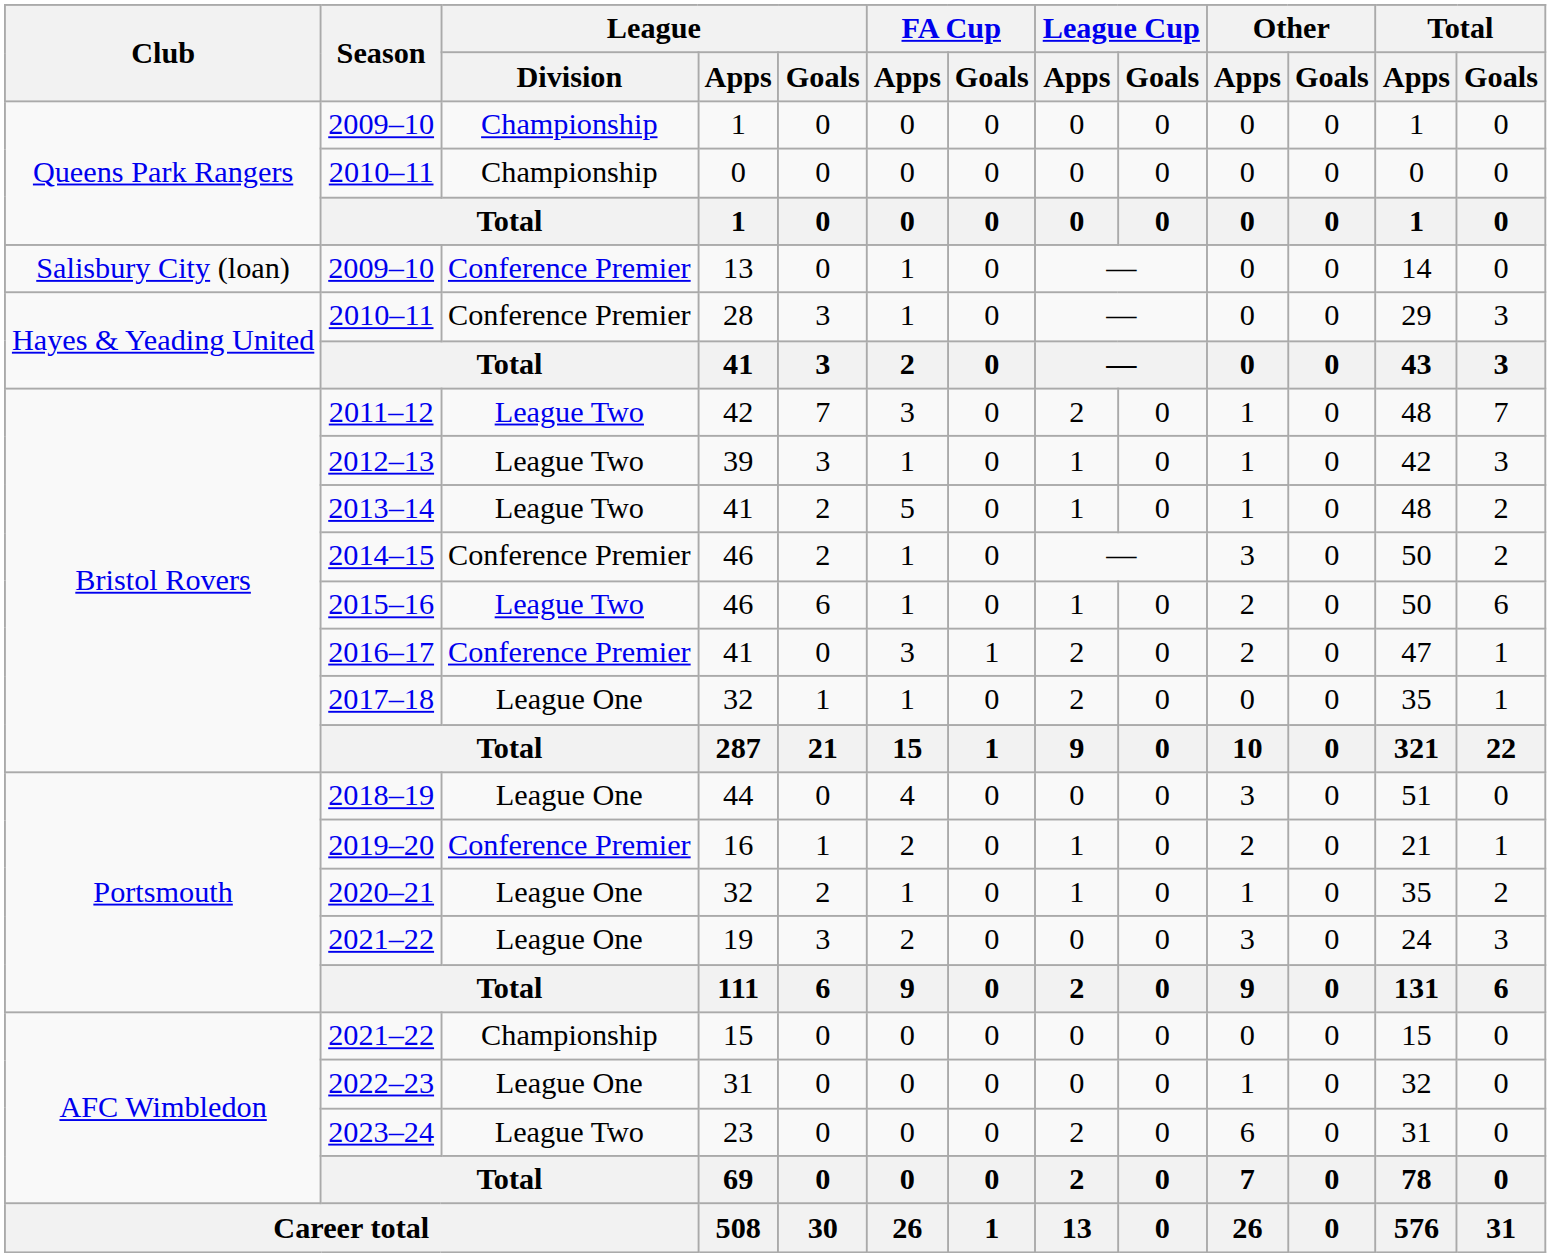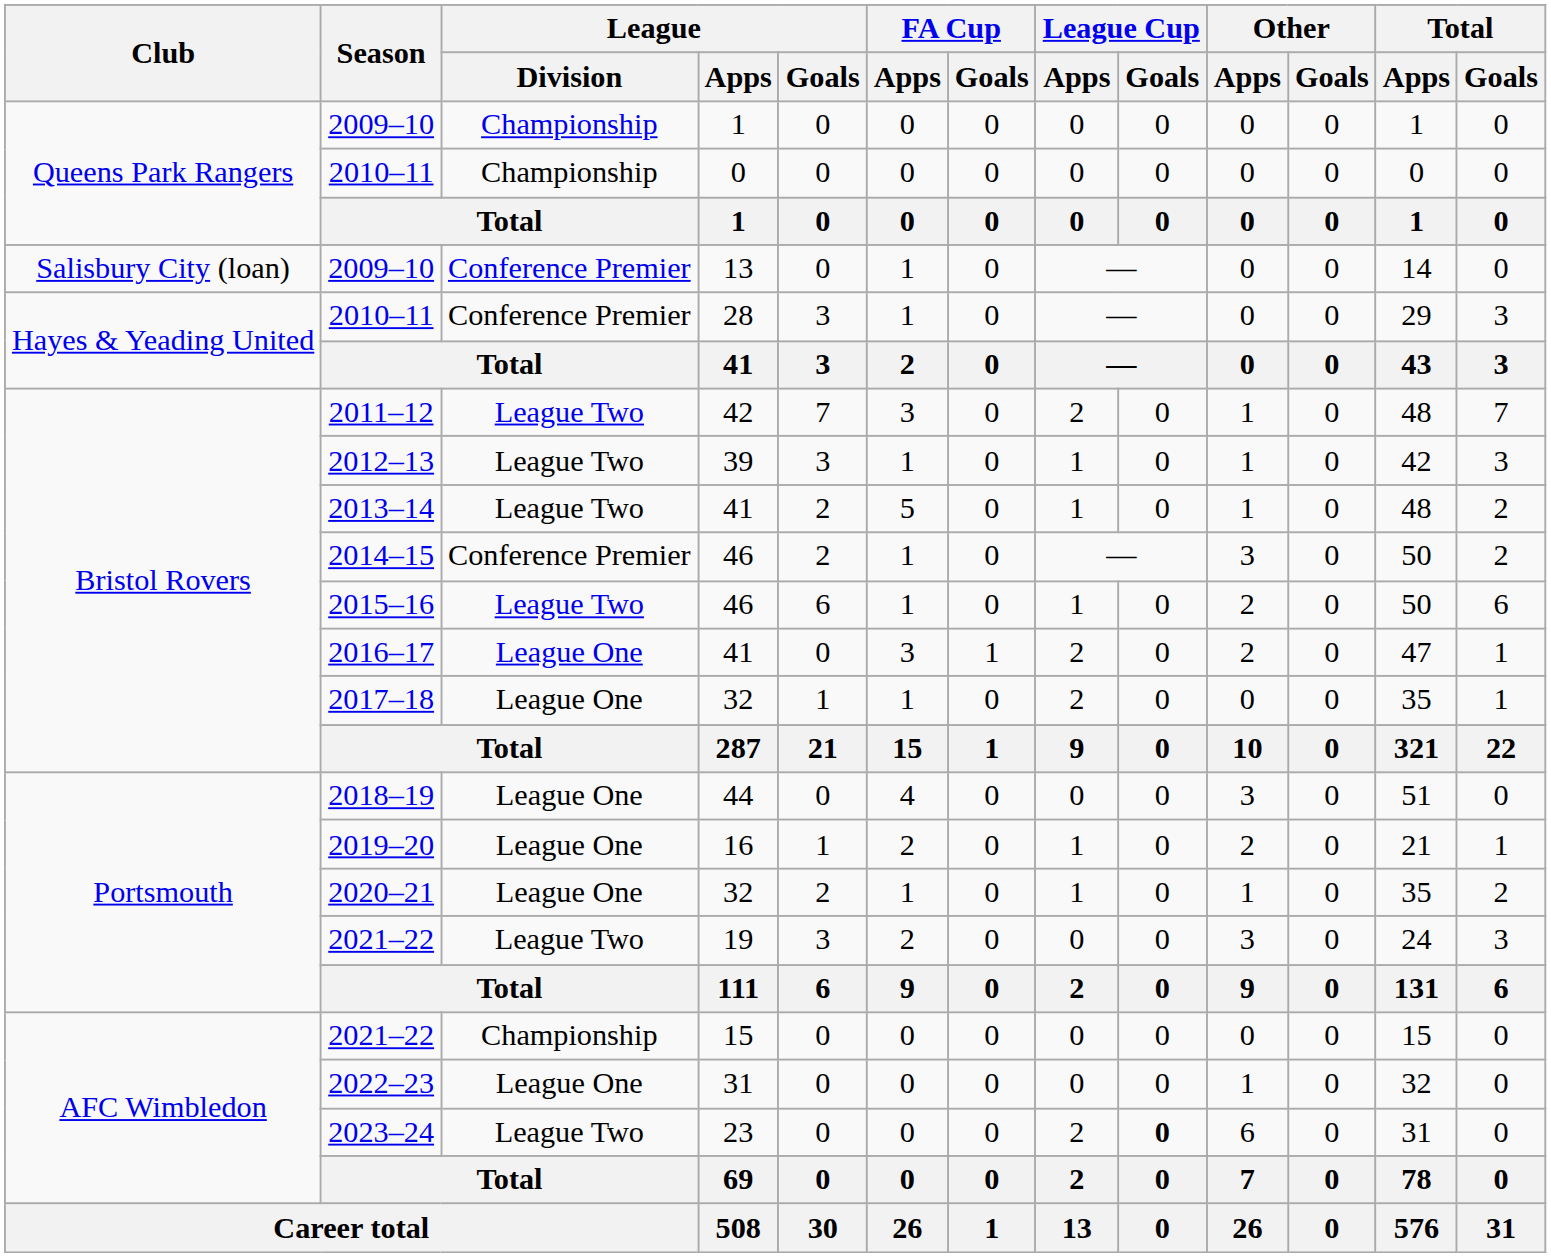(569, 651) Conference Premier -> (569, 651) League One
(569, 843) Conference Premier -> (569, 843) League One
(569, 939) League One -> (569, 939) League Two
(1162, 1131) normal -> (1162, 1131) bold
